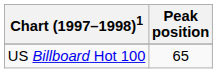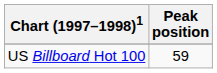(181, 56) 65 -> (181, 56) 59
